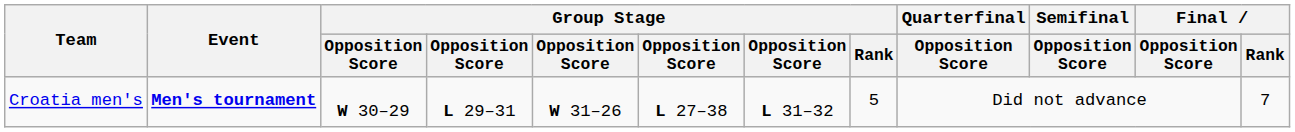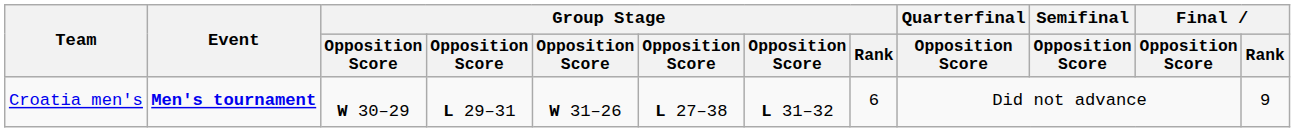(874, 101) 5 -> (874, 101) 6
(1265, 101) 7 -> (1265, 101) 9
